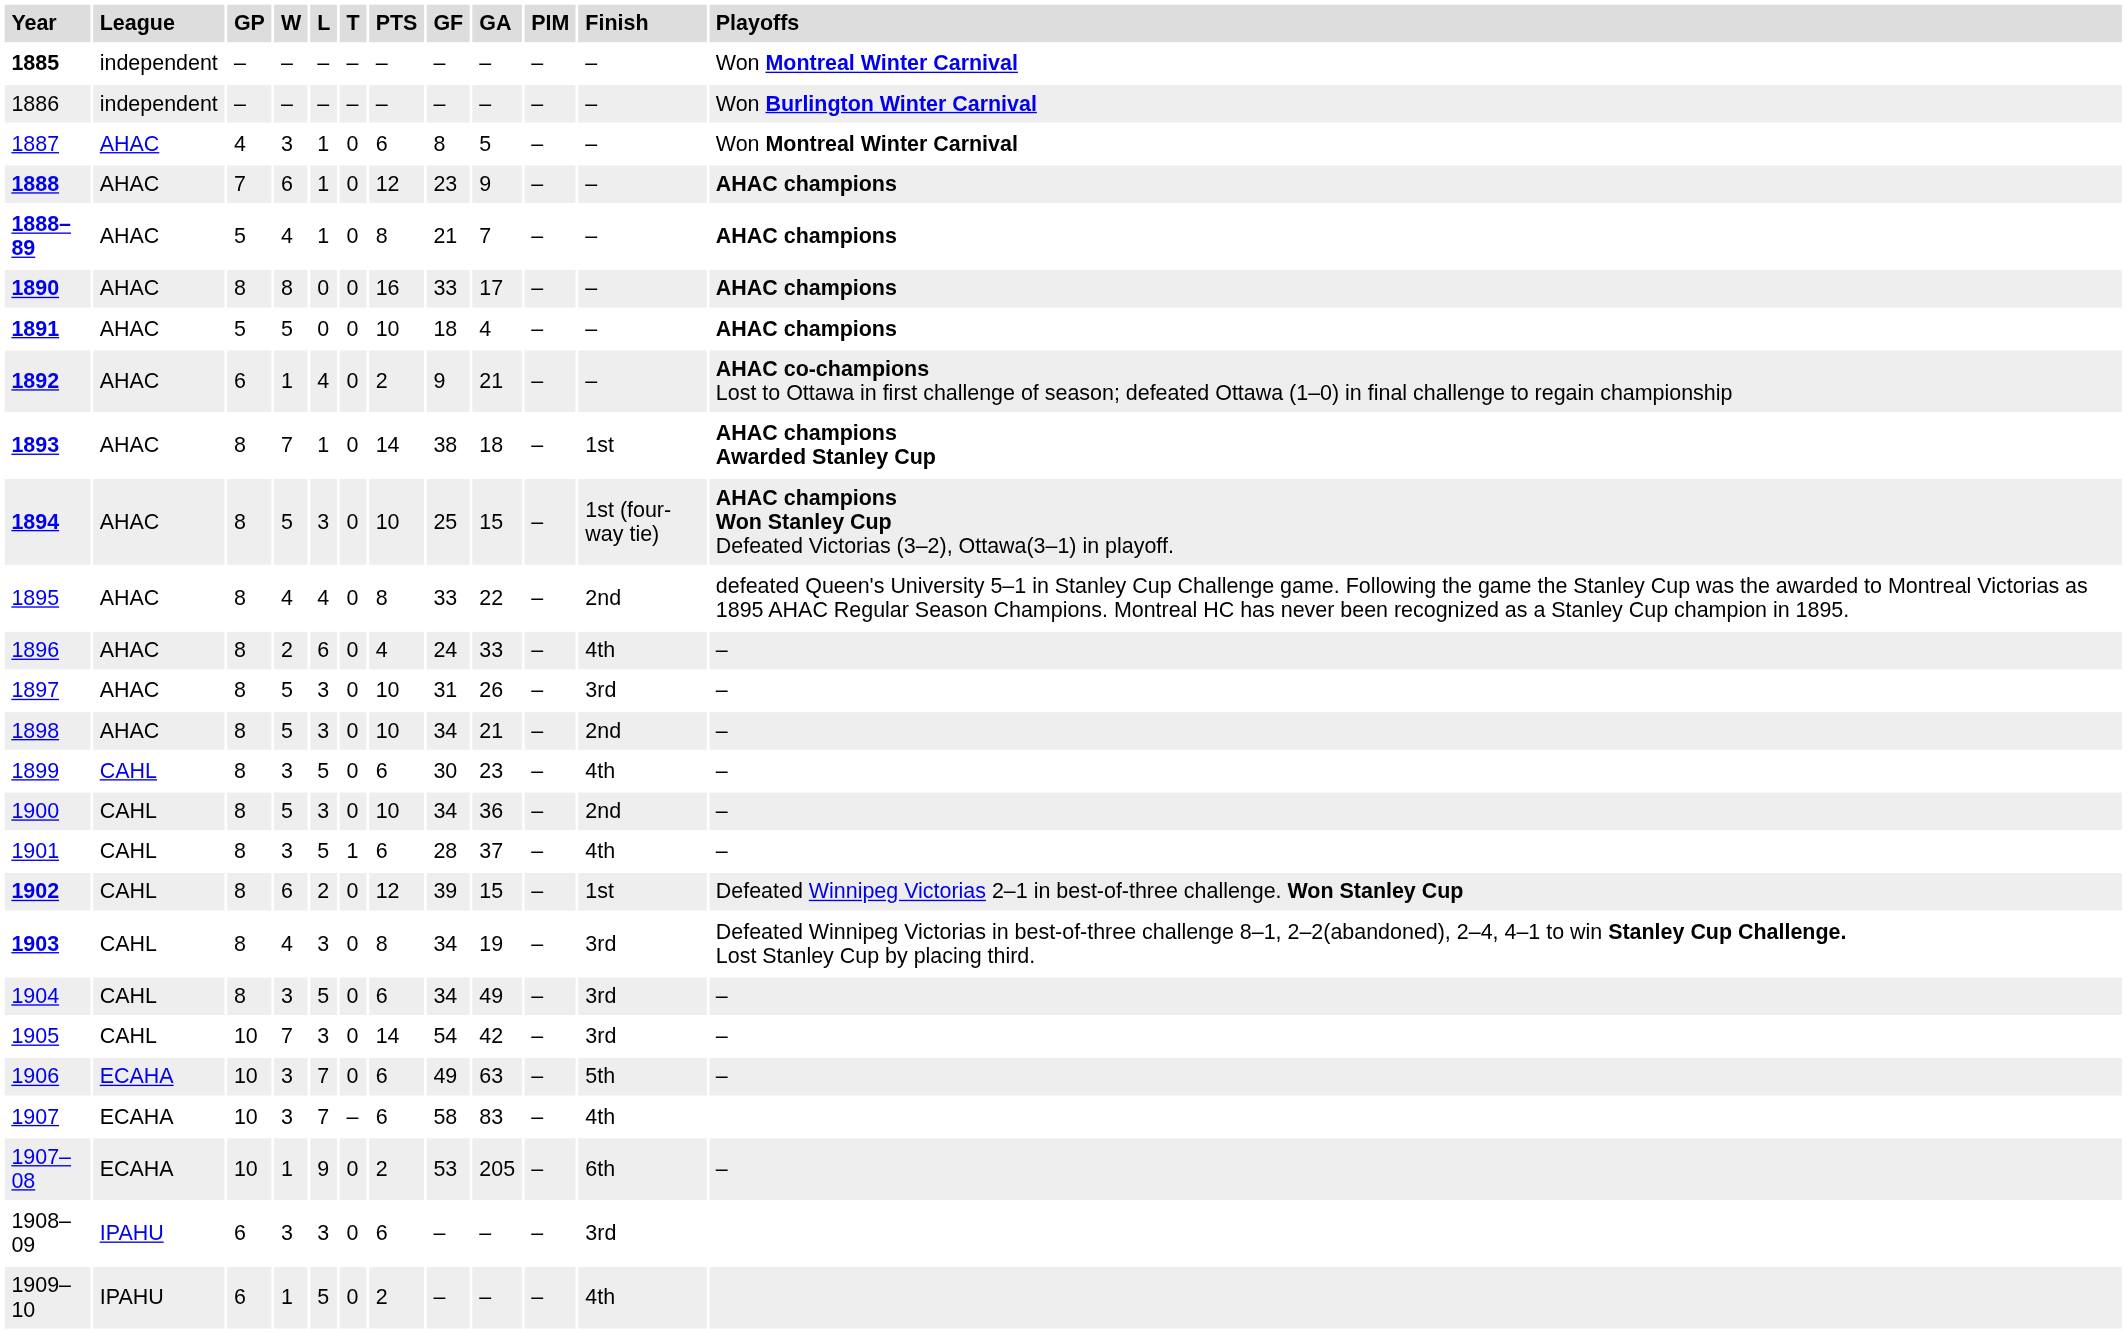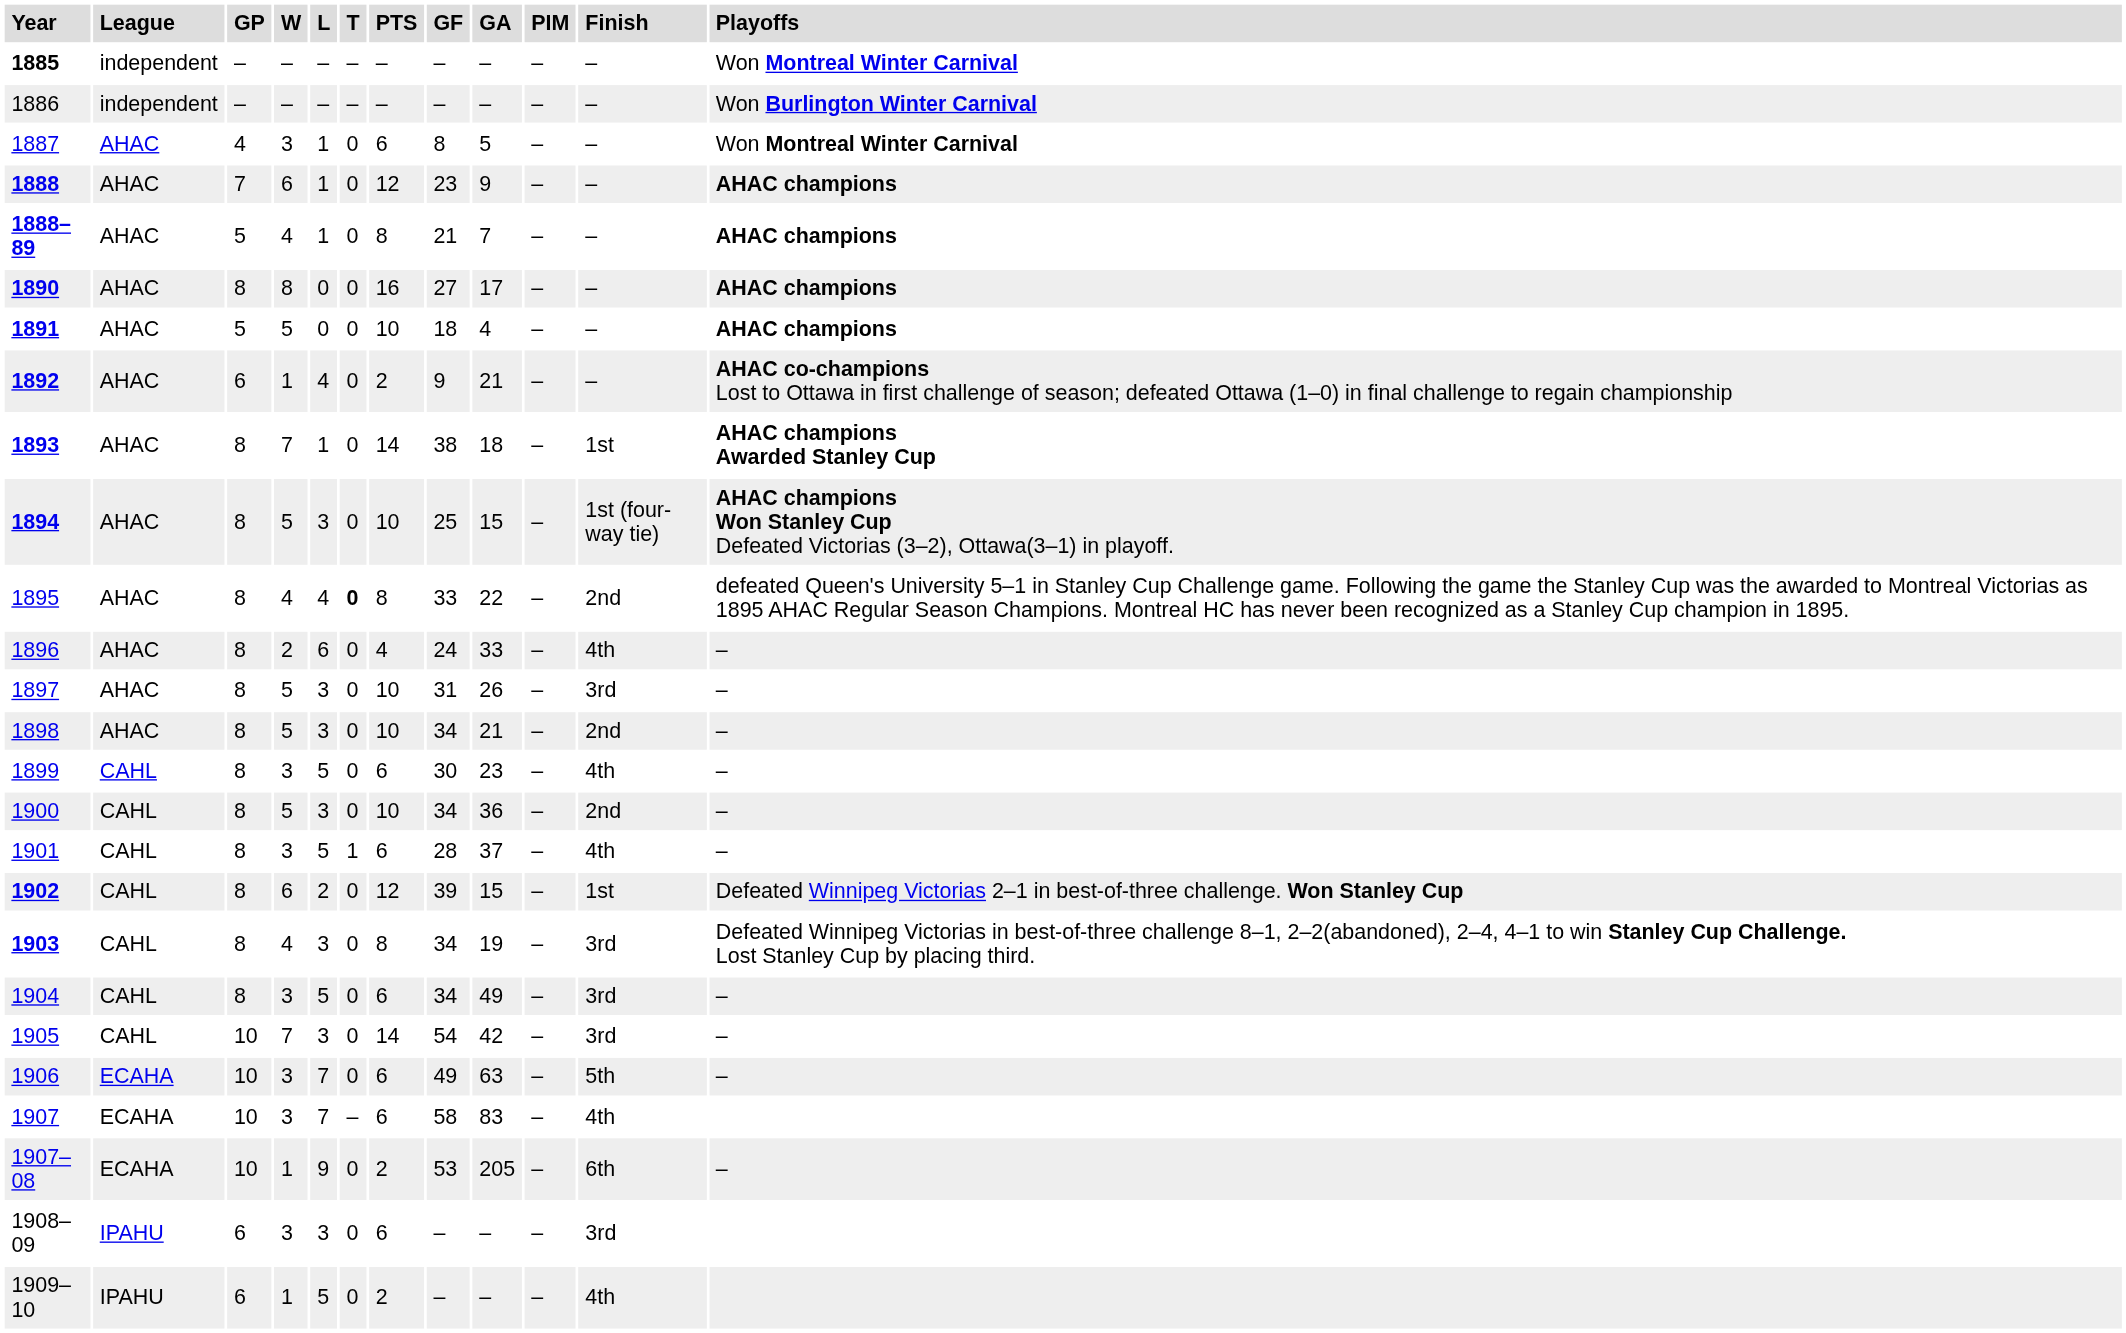(445, 288) 33 -> (445, 288) 27
(352, 598) normal -> (352, 598) bold
